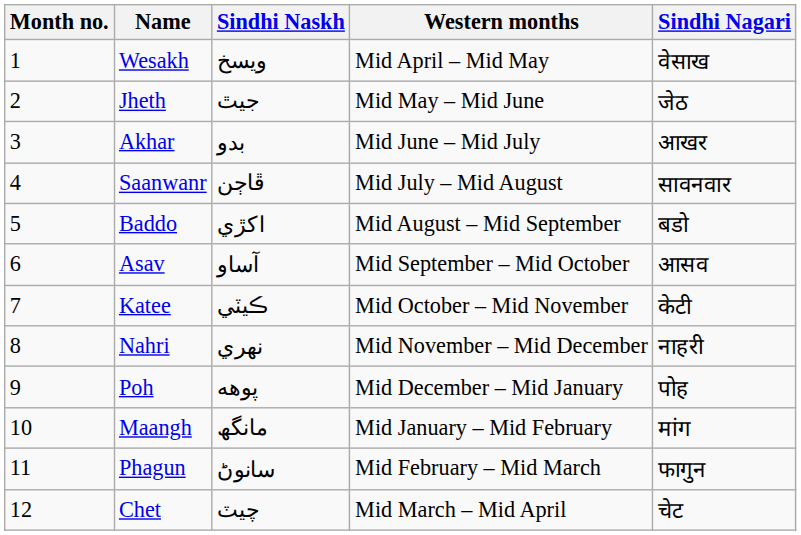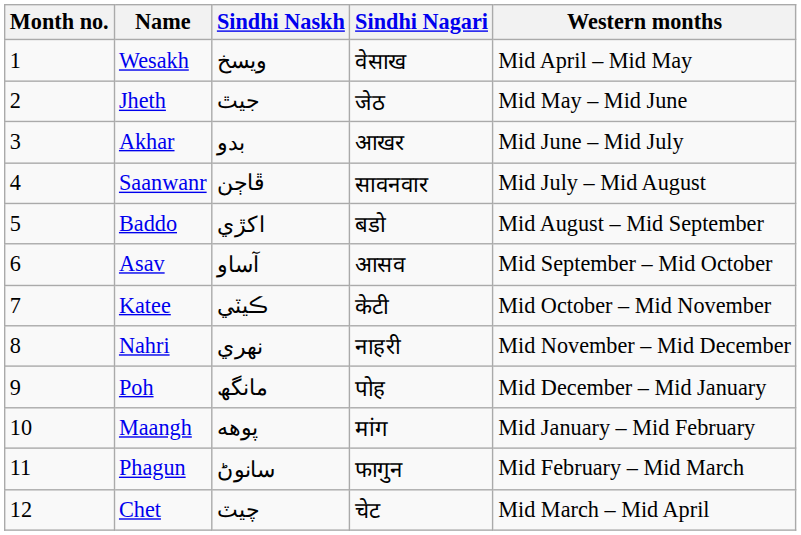columns swapped: (725, 22) <-> (501, 22)
(237, 387) پوهه -> (243, 387) مانگھ
(243, 428) مانگھ -> (237, 428) پوهه
